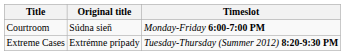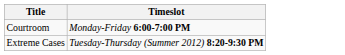- column: (104, 12)
